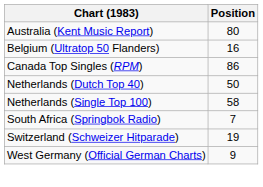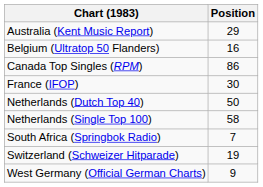(233, 31) 80 -> (233, 31) 29
+ row: (43, 84)
